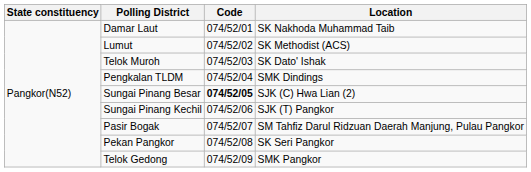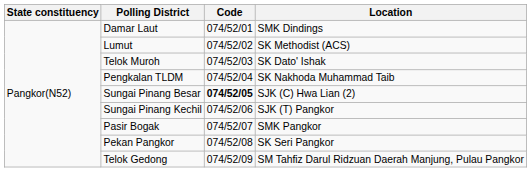(326, 28) SK Nakhoda Muhammad Taib -> (290, 28) SMK Dindings
(290, 77) SMK Dindings -> (326, 77) SK Nakhoda Muhammad Taib
(391, 126) SM Tahfiz Darul Ridzuan Daerah Manjung, Pulau Pangkor -> (289, 126) SMK Pangkor
(289, 159) SMK Pangkor -> (391, 159) SM Tahfiz Darul Ridzuan Daerah Manjung, Pulau Pangkor
